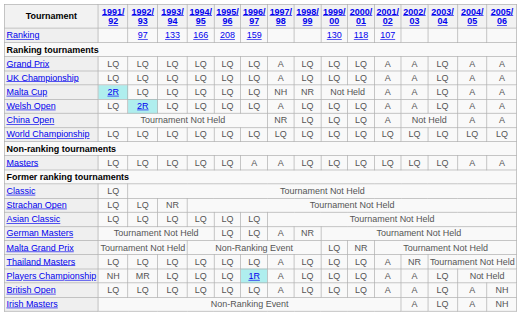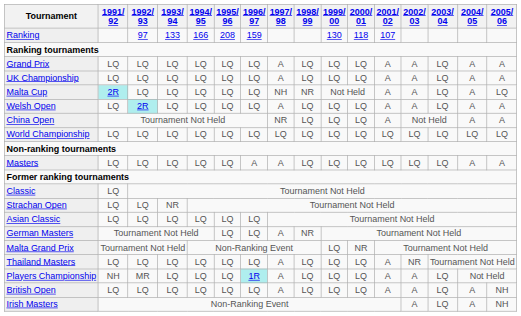(502, 92) A -> (502, 92) LQ
